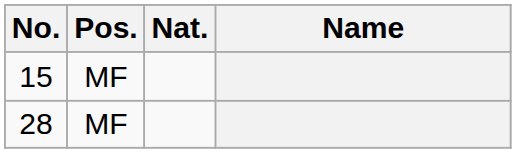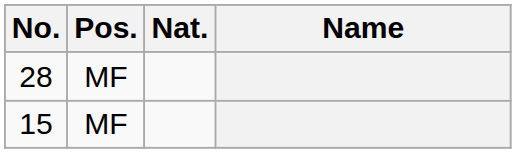rows swapped: (36, 76) <-> (36, 123)
